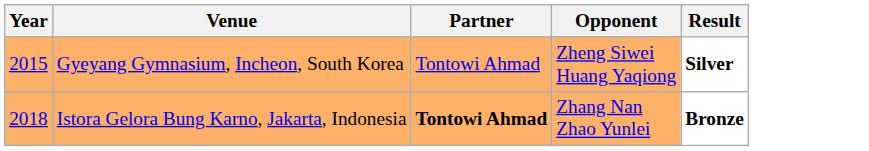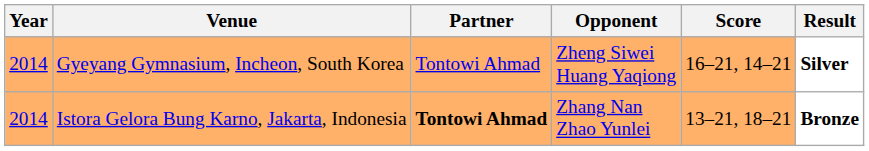+ column: (738, 20)
(28, 64) 2015 -> (28, 64) 2014
(28, 118) 2018 -> (28, 118) 2014
